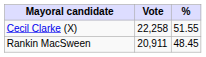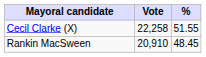(152, 44) 20,911 -> (153, 44) 20,910
